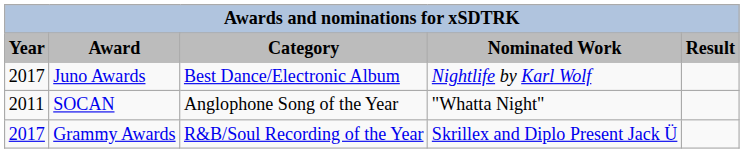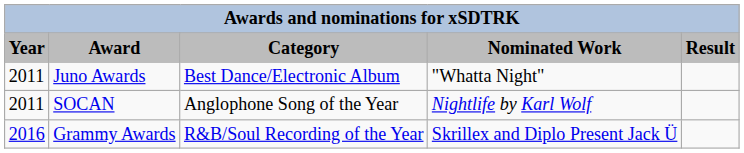(27, 76) 2017 -> (26, 76) 2011
(512, 76) Nightlife by Karl Wolf -> (488, 76) "Whatta Night"
(488, 104) "Whatta Night" -> (512, 104) Nightlife by Karl Wolf
(27, 133) 2017 -> (27, 133) 2016
